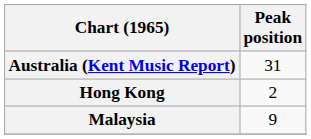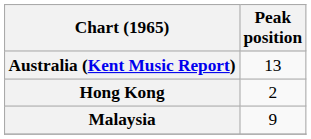(273, 65) 31 -> (273, 65) 13
